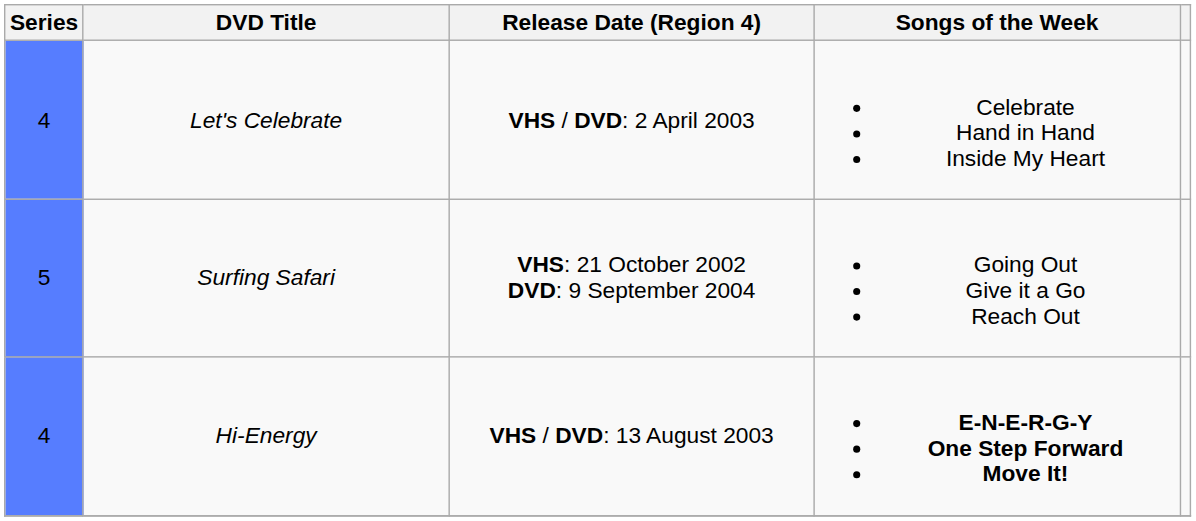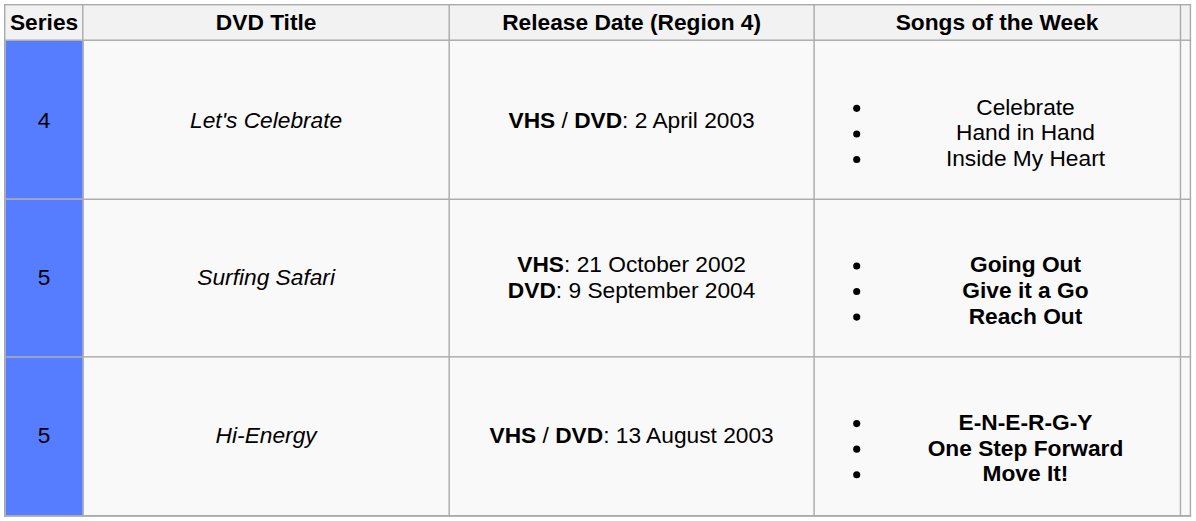(997, 291) normal -> (997, 291) bold
(44, 435) 4 -> (44, 435) 5
